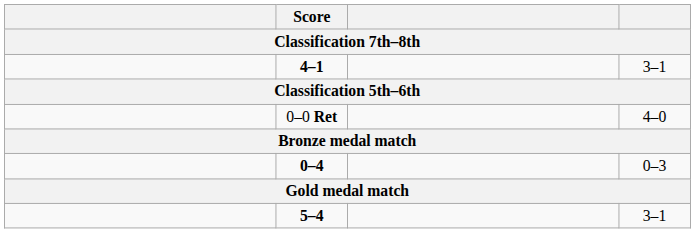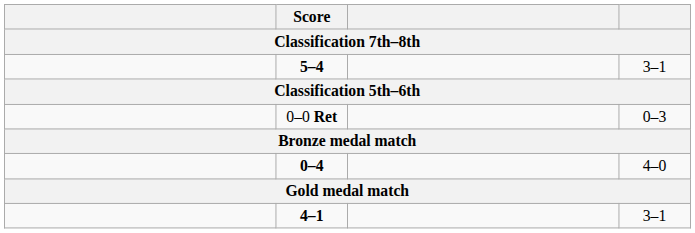rows swapped: (312, 215) <-> (312, 66)
(655, 116) 4–0 -> (655, 116) 0–3
(655, 166) 0–3 -> (655, 166) 4–0
